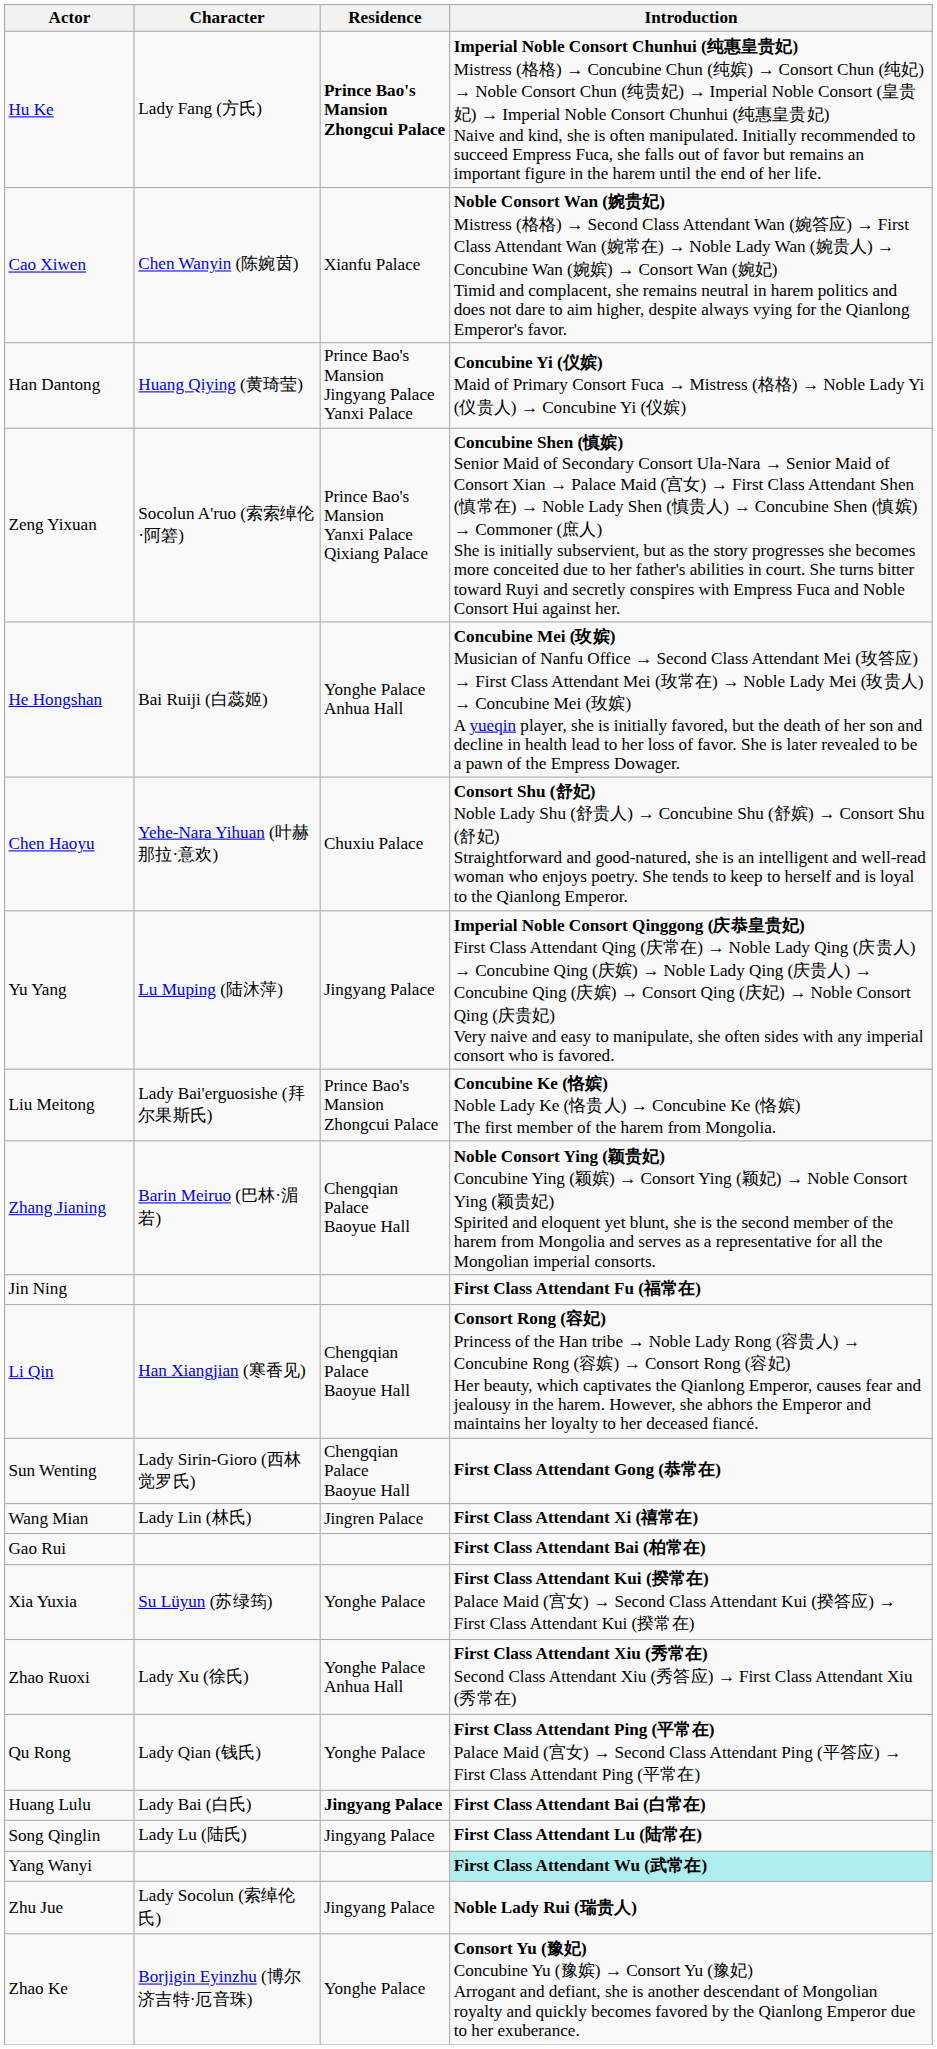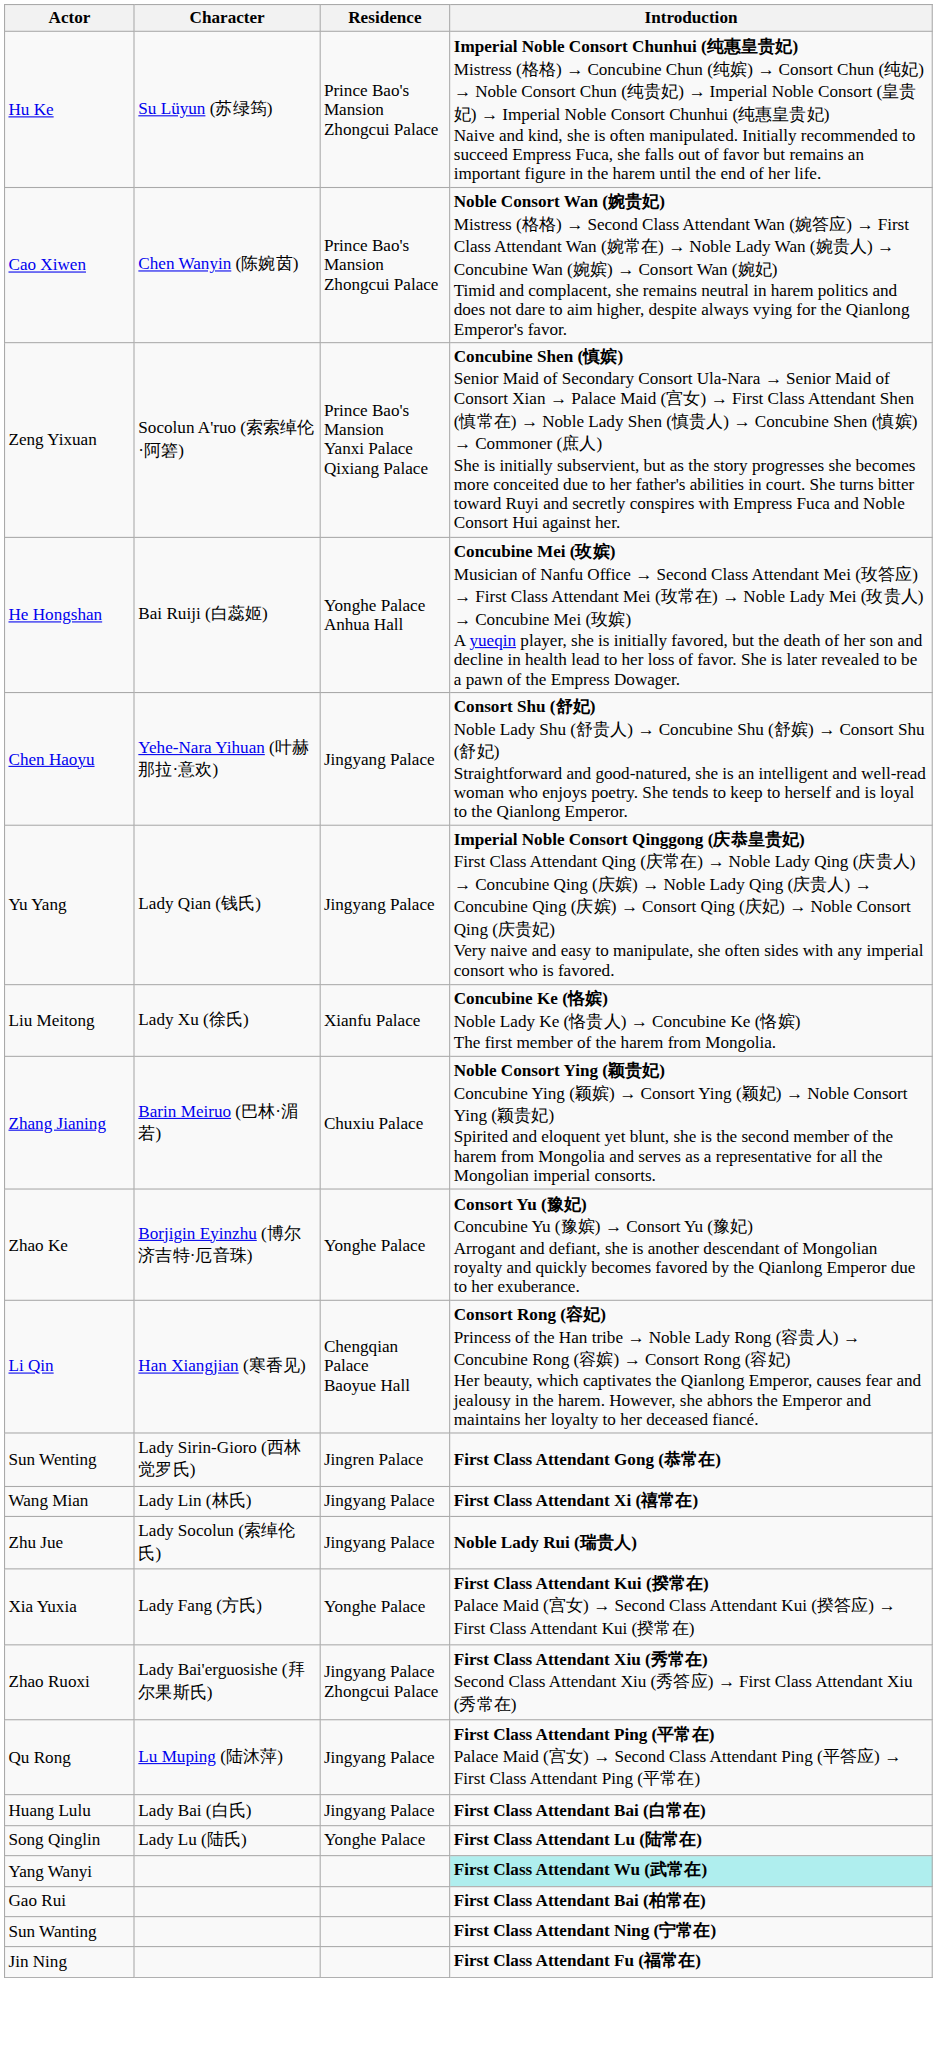(200, 108) Lady Fang (方氏) -> (205, 108) Su Lüyun (苏绿筠)
(385, 109) bold -> (381, 109) normal
(372, 264) Xianfu Palace -> (381, 264) Prince Bao's Mansion Zhongcui Palace
- row: (54, 385)
(374, 843) Chuxiu Palace -> (379, 758) Jingyang Palace
(211, 989) Lu Muping (陆沐萍) -> (200, 904) Lady Qian (钱氏)
(222, 1104) Lady Bai'erguosishe (拜尔果斯氏) -> (194, 1019) Lady Xu (徐氏)
(381, 1105) Prince Bao's Mansion Zhongcui Palace -> (372, 1020) Xianfu Palace
(367, 1207) Chengqian Palace Baoyue Hall -> (374, 1122) Chuxiu Palace
rows swapped: (38, 1989) <-> (38, 1289)
(367, 1470) Chengqian Palace Baoyue Hall -> (374, 1459) Jingren Palace
(374, 1518) Jingren Palace -> (379, 1501) Jingyang Palace
rows swapped: (36, 1907) <-> (37, 1548)
(205, 1601) Su Lüyun (苏绿筠) -> (200, 1606) Lady Fang (方氏)
(194, 1676) Lady Xu (徐氏) -> (222, 1681) Lady Bai'erguosishe (拜尔果斯氏)
(375, 1677) Yonghe Palace Anhua Hall -> (381, 1682) Jingyang Palace Zhongcui Palace
(200, 1751) Lady Qian (钱氏) -> (211, 1756) Lu Muping (陆沐萍)
(375, 1752) Yonghe Palace -> (379, 1757) Jingyang Palace
(383, 1805) bold -> (379, 1810) normal
(379, 1835) Jingyang Palace -> (375, 1840) Yonghe Palace
+ row: (53, 1931)
